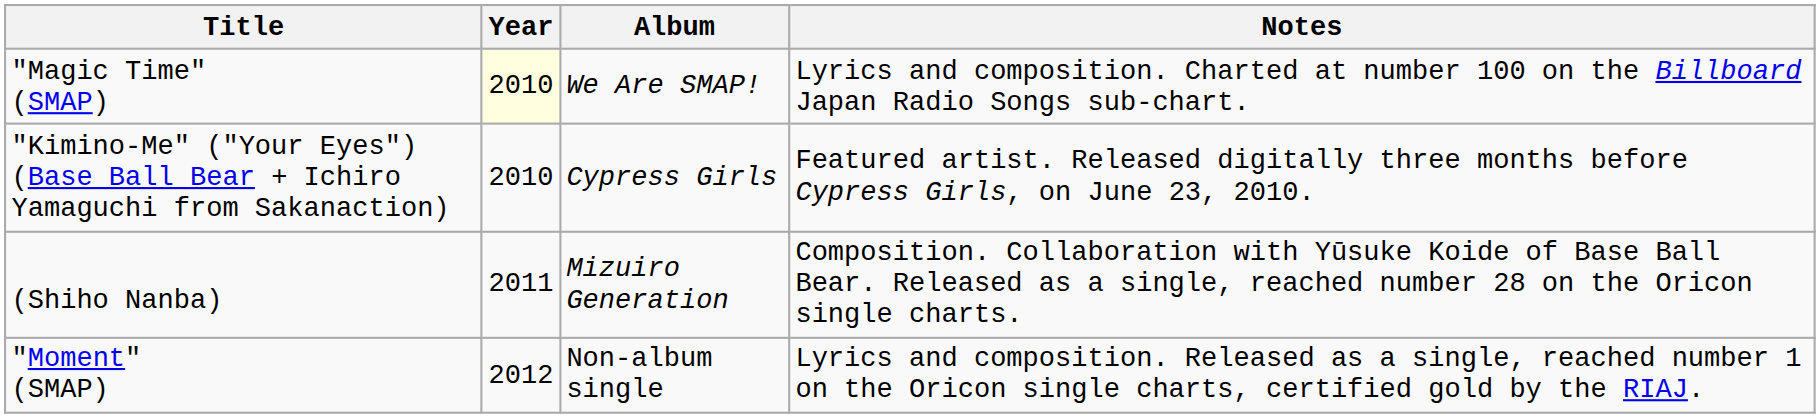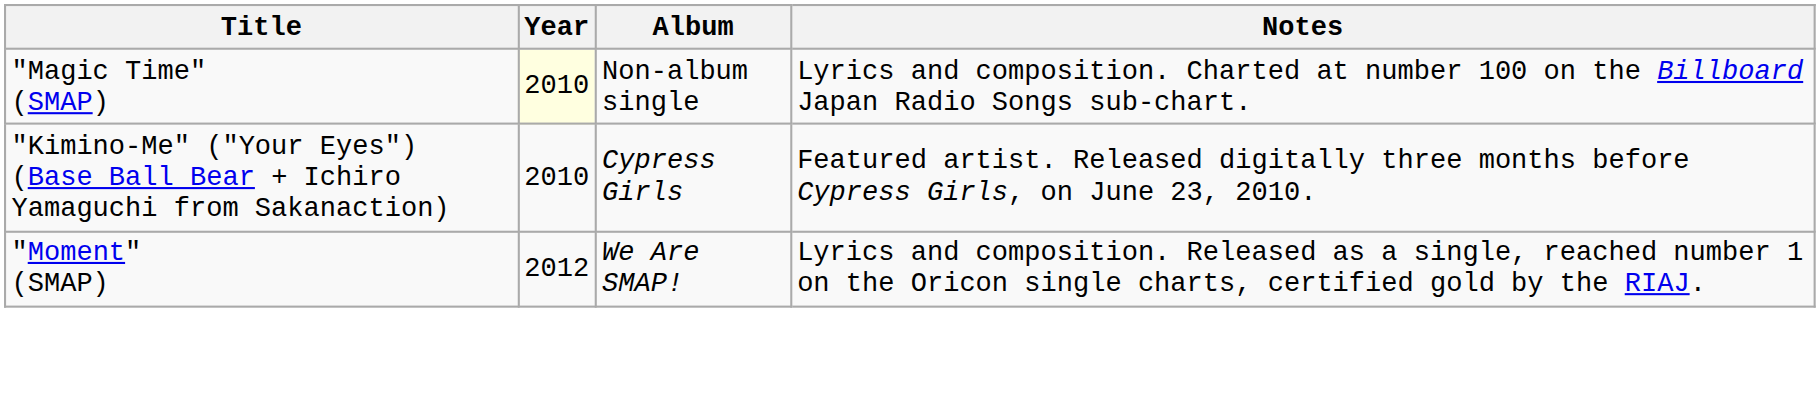(664, 87) We Are SMAP! -> (675, 87) Non-album single
- row: (117, 300)
(639, 375) Non-album single -> (651, 268) We Are SMAP!
